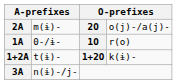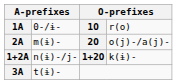rows swapped: (18, 42) <-> (18, 27)
(47, 57) t(ɨ)- -> (55, 57) n(ɨ)-/j-
(55, 72) n(ɨ)-/j- -> (47, 72) t(ɨ)-
